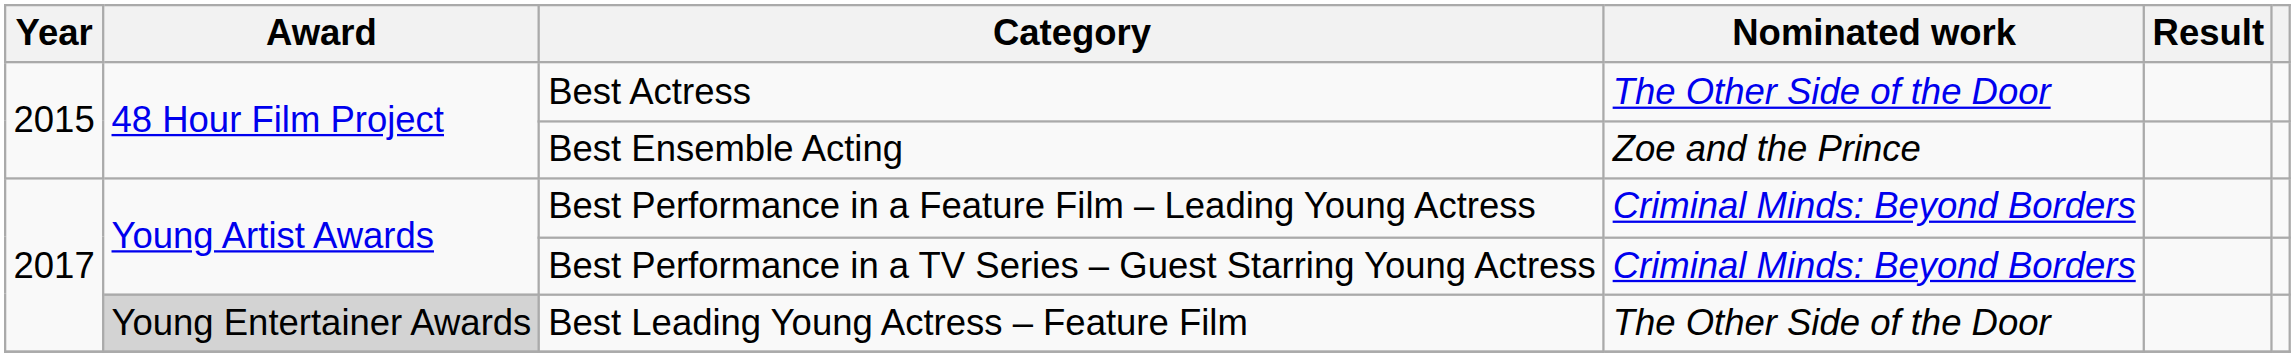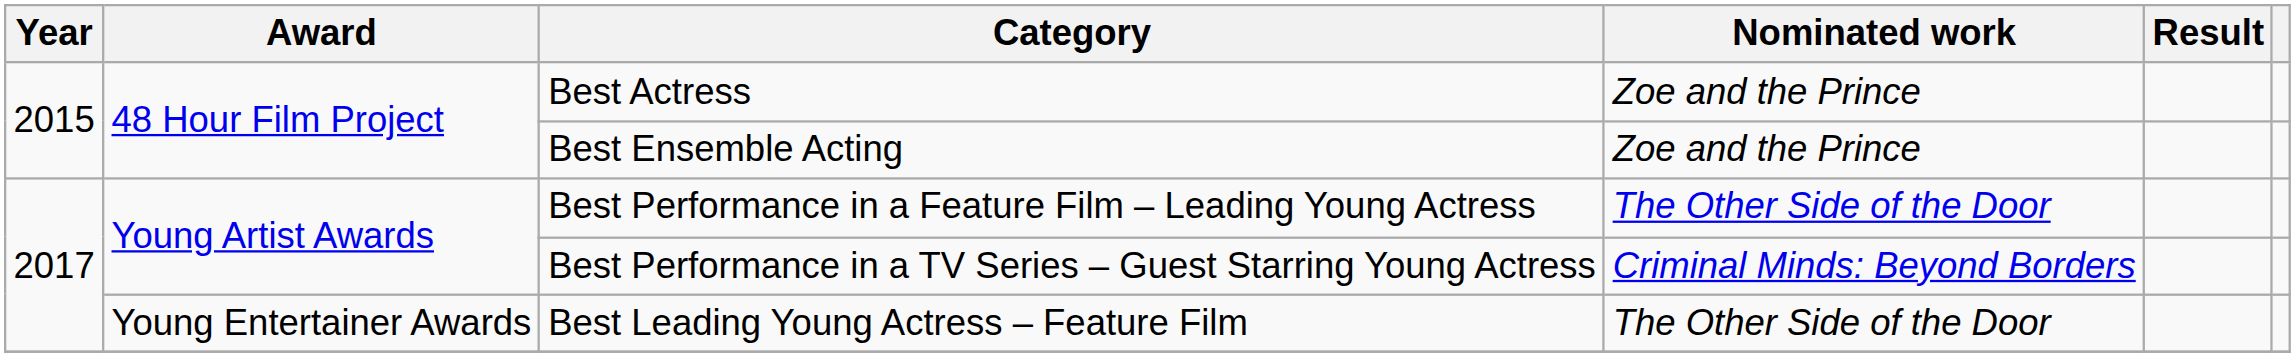(1832, 91) The Other Side of the Door -> (1767, 91) Zoe and the Prince
(1874, 206) Criminal Minds: Beyond Borders -> (1832, 206) The Other Side of the Door
(321, 322) lightgrey background -> (321, 322) no background
